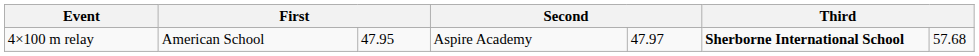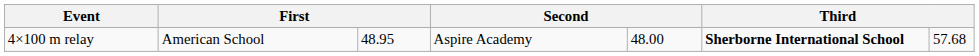(378, 39) 47.95 -> (378, 39) 48.95
(647, 39) 47.97 -> (647, 39) 48.00
